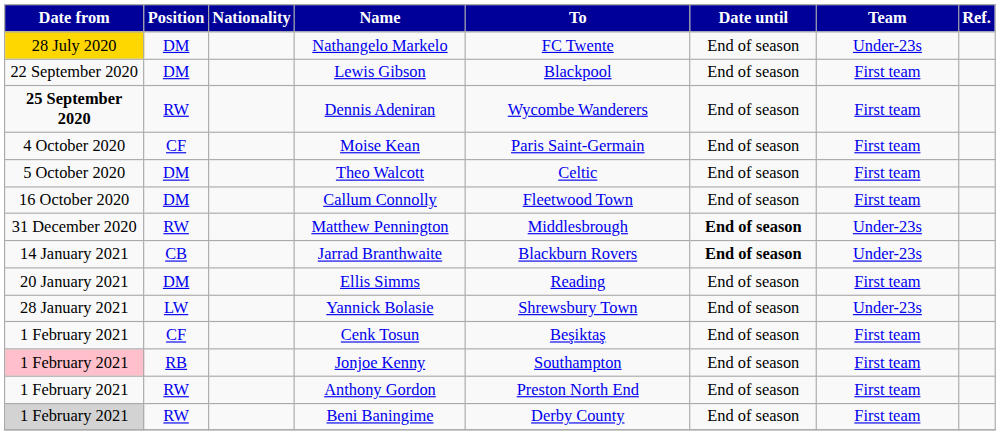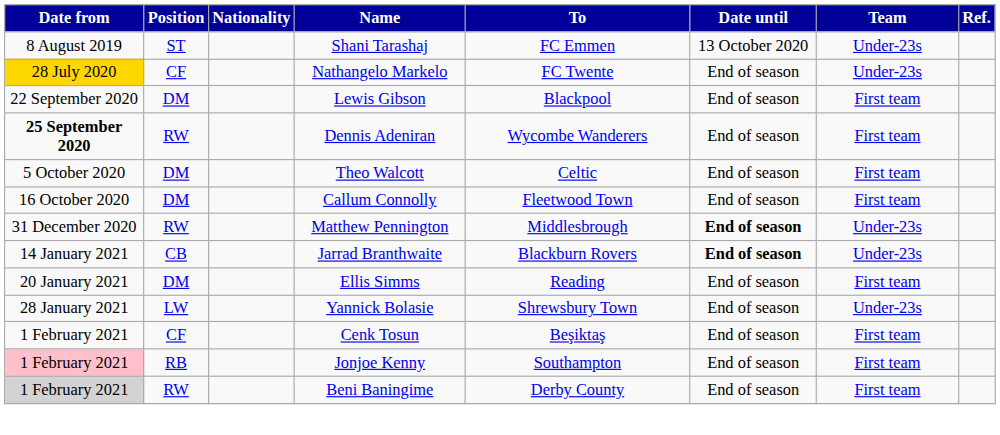+ row: (380, 45)
(176, 45) DM -> (176, 72) CF
- row: (380, 146)
- row: (380, 389)
